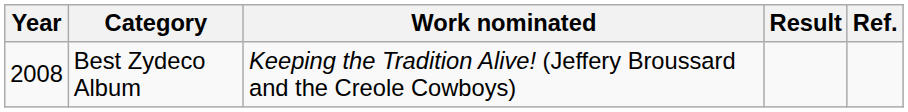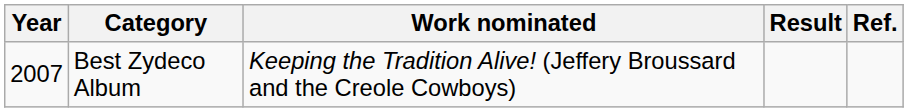(37, 74) 2008 -> (37, 74) 2007
